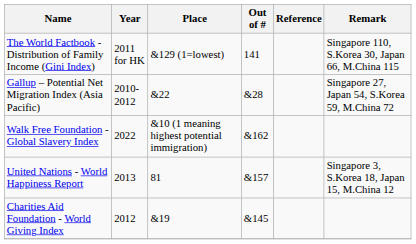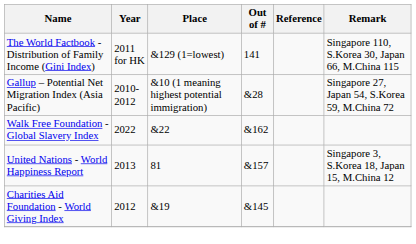(160, 95) &22 -> (186, 95) &10 (1 meaning highest potential immigration)
(186, 136) &10 (1 meaning highest potential immigration) -> (160, 130) &22
